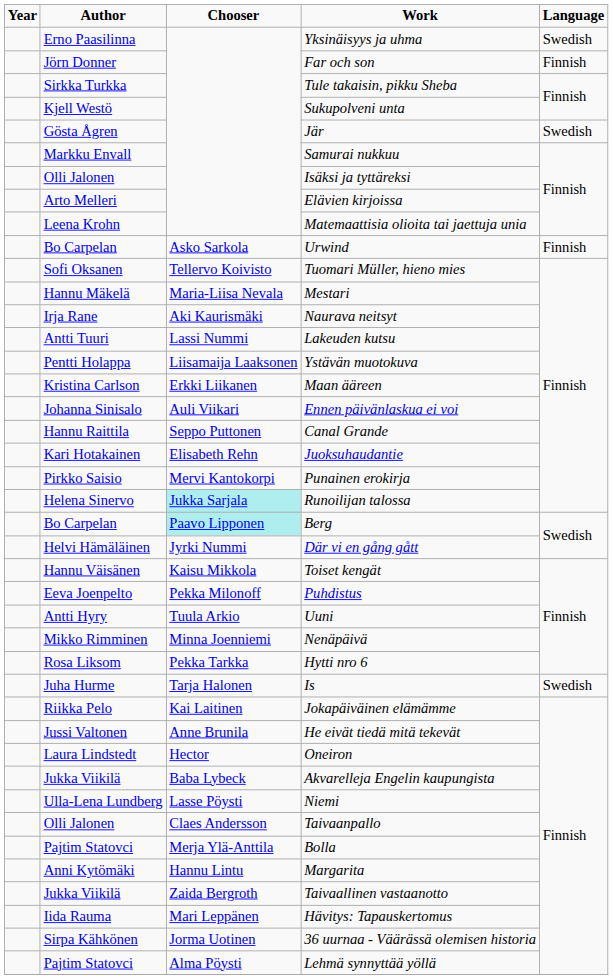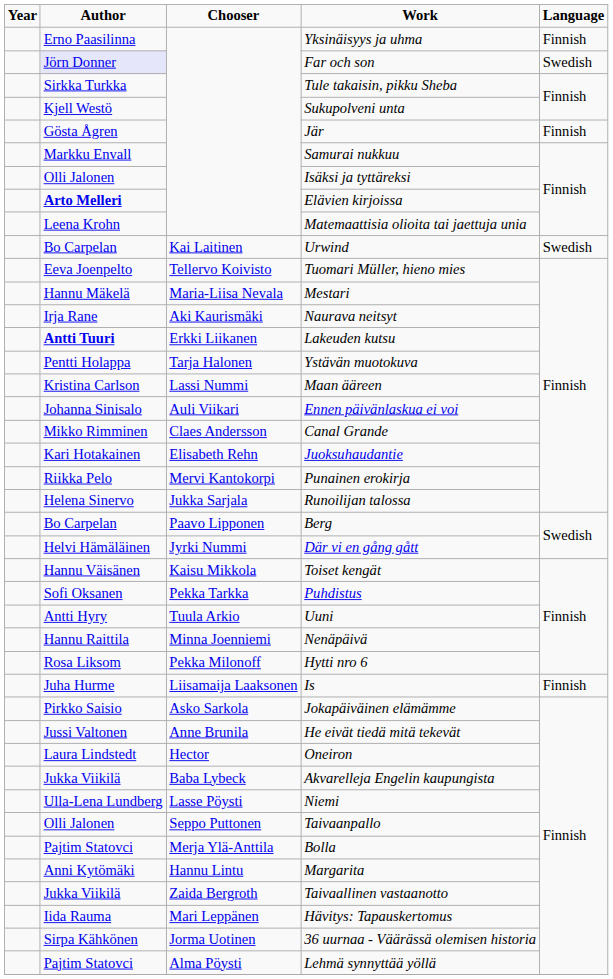(567, 39) Swedish -> (565, 39) Finnish
(80, 62) no background -> (80, 62) lavender background
(565, 62) Finnish -> (567, 62) Swedish
(567, 131) Swedish -> (565, 131) Finnish
(80, 200) normal -> (83, 200) bold
(209, 246) Asko Sarkola -> (206, 246) Kai Laitinen
(565, 246) Finnish -> (567, 246) Swedish
(83, 270) Sofi Oksanen -> (88, 270) Eeva Joenpelto
(76, 339) normal -> (79, 339) bold
(209, 339) Lassi Nummi -> (213, 339) Erkki Liikanen
(233, 362) Liisamaija Laaksonen -> (211, 362) Tarja Halonen
(213, 385) Erkki Liikanen -> (209, 385) Lassi Nummi
(86, 431) Hannu Raittila -> (96, 431) Mikko Rimminen
(215, 431) Seppo Puttonen -> (218, 431) Claes Andersson
(83, 477) Pirkko Saisio -> (78, 477) Riikka Pelo
(208, 500) paleturquoise background -> (208, 500) no background
(217, 524) paleturquoise background -> (217, 524) no background
(88, 593) Eeva Joenpelto -> (83, 593) Sofi Oksanen
(215, 593) Pekka Milonoff -> (209, 593) Pekka Tarkka
(96, 639) Mikko Rimminen -> (86, 639) Hannu Raittila
(209, 662) Pekka Tarkka -> (215, 662) Pekka Milonoff
(211, 685) Tarja Halonen -> (233, 685) Liisamaija Laaksonen
(567, 685) Swedish -> (565, 685) Finnish
(78, 708) Riikka Pelo -> (83, 708) Pirkko Saisio
(206, 708) Kai Laitinen -> (209, 708) Asko Sarkola
(218, 824) Claes Andersson -> (215, 824) Seppo Puttonen
